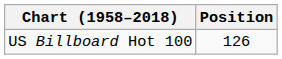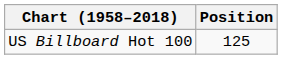(236, 42) 126 -> (236, 42) 125
